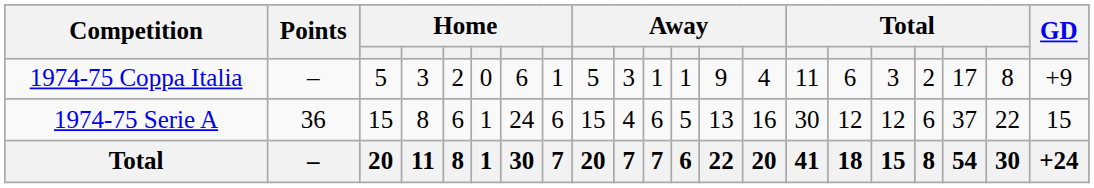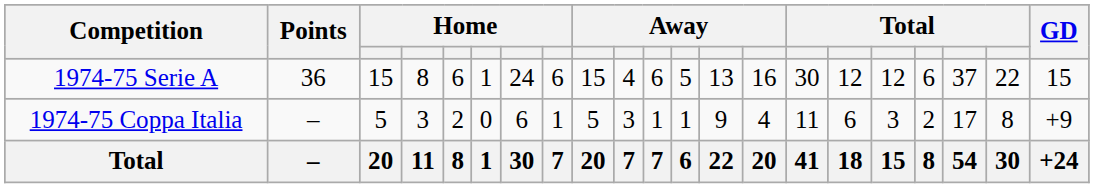rows swapped: (136, 119) <-> (136, 78)
